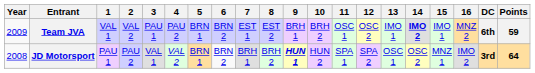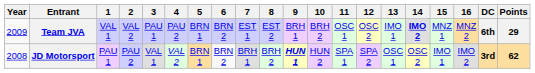(442, 31) IMO 1 -> (442, 31) MNZ 1
(514, 31) 59 -> (514, 31) 29
(442, 56) MNZ 1 -> (442, 56) IMO 1
(514, 56) 64 -> (514, 56) 62
